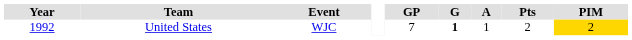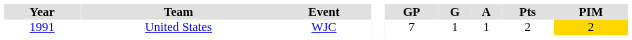(42, 27) 1992 -> (42, 27) 1991
(455, 27) bold -> (455, 27) normal
